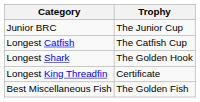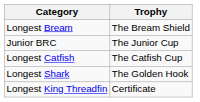+ row: (40, 27)
- row: (59, 89)
